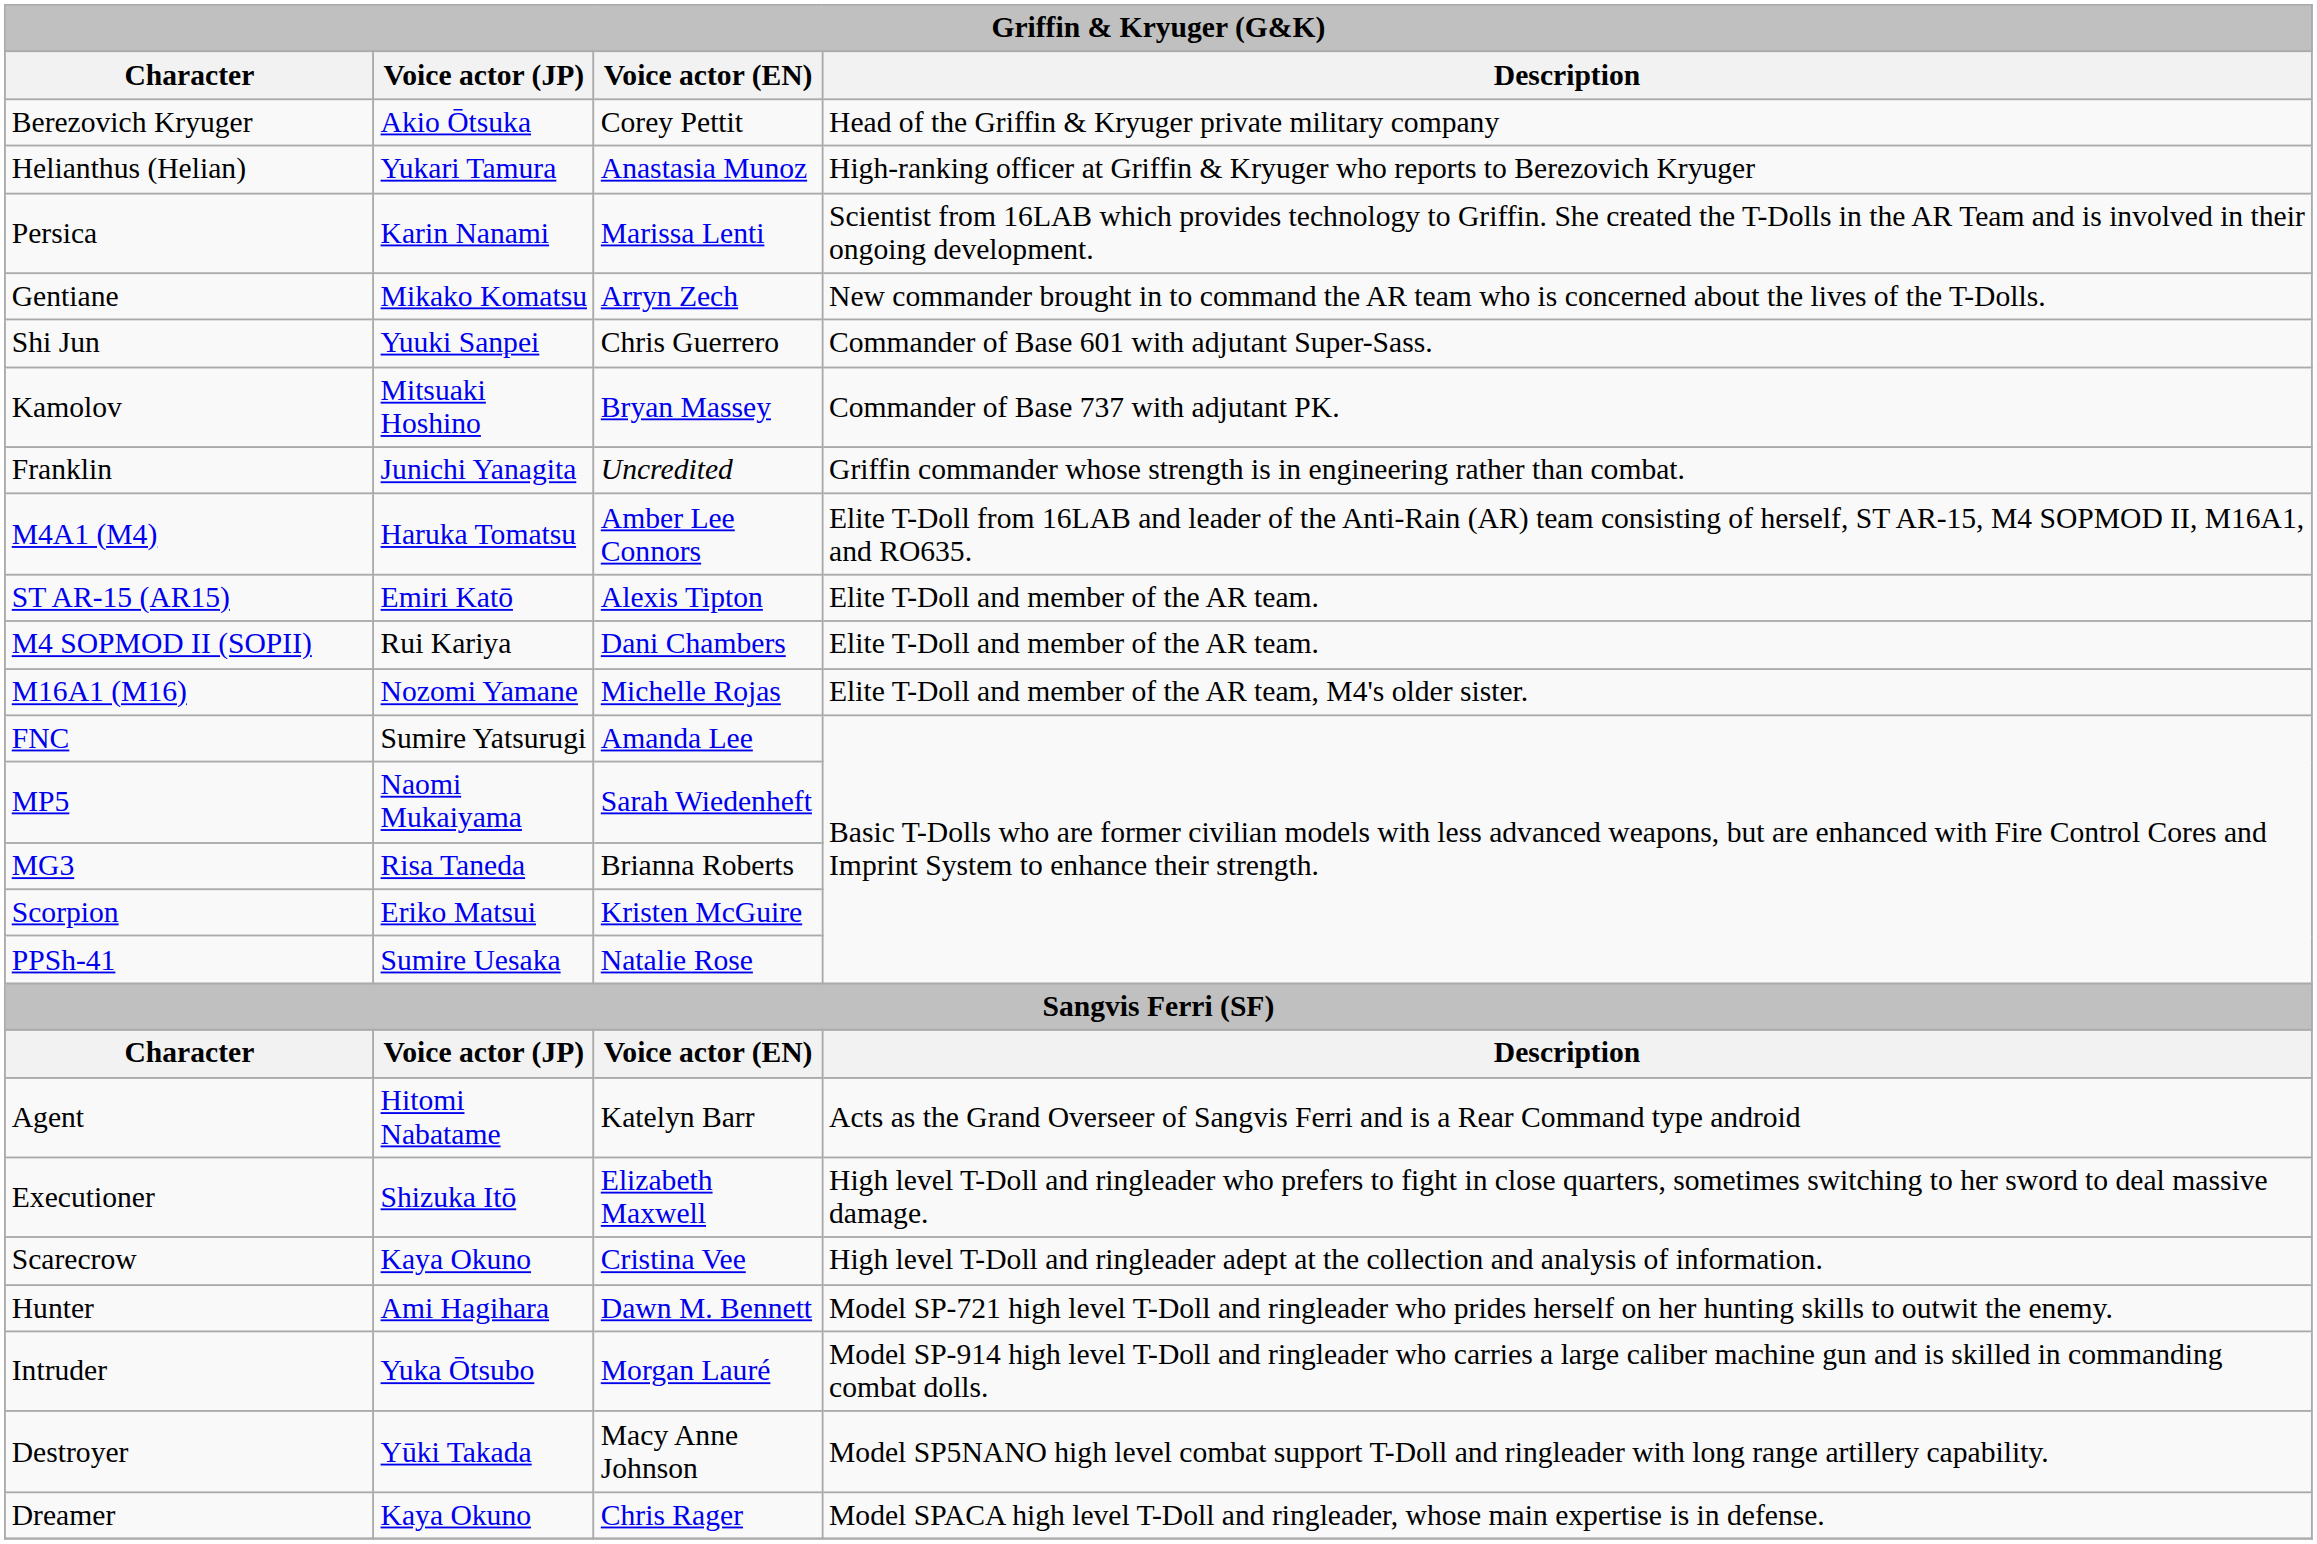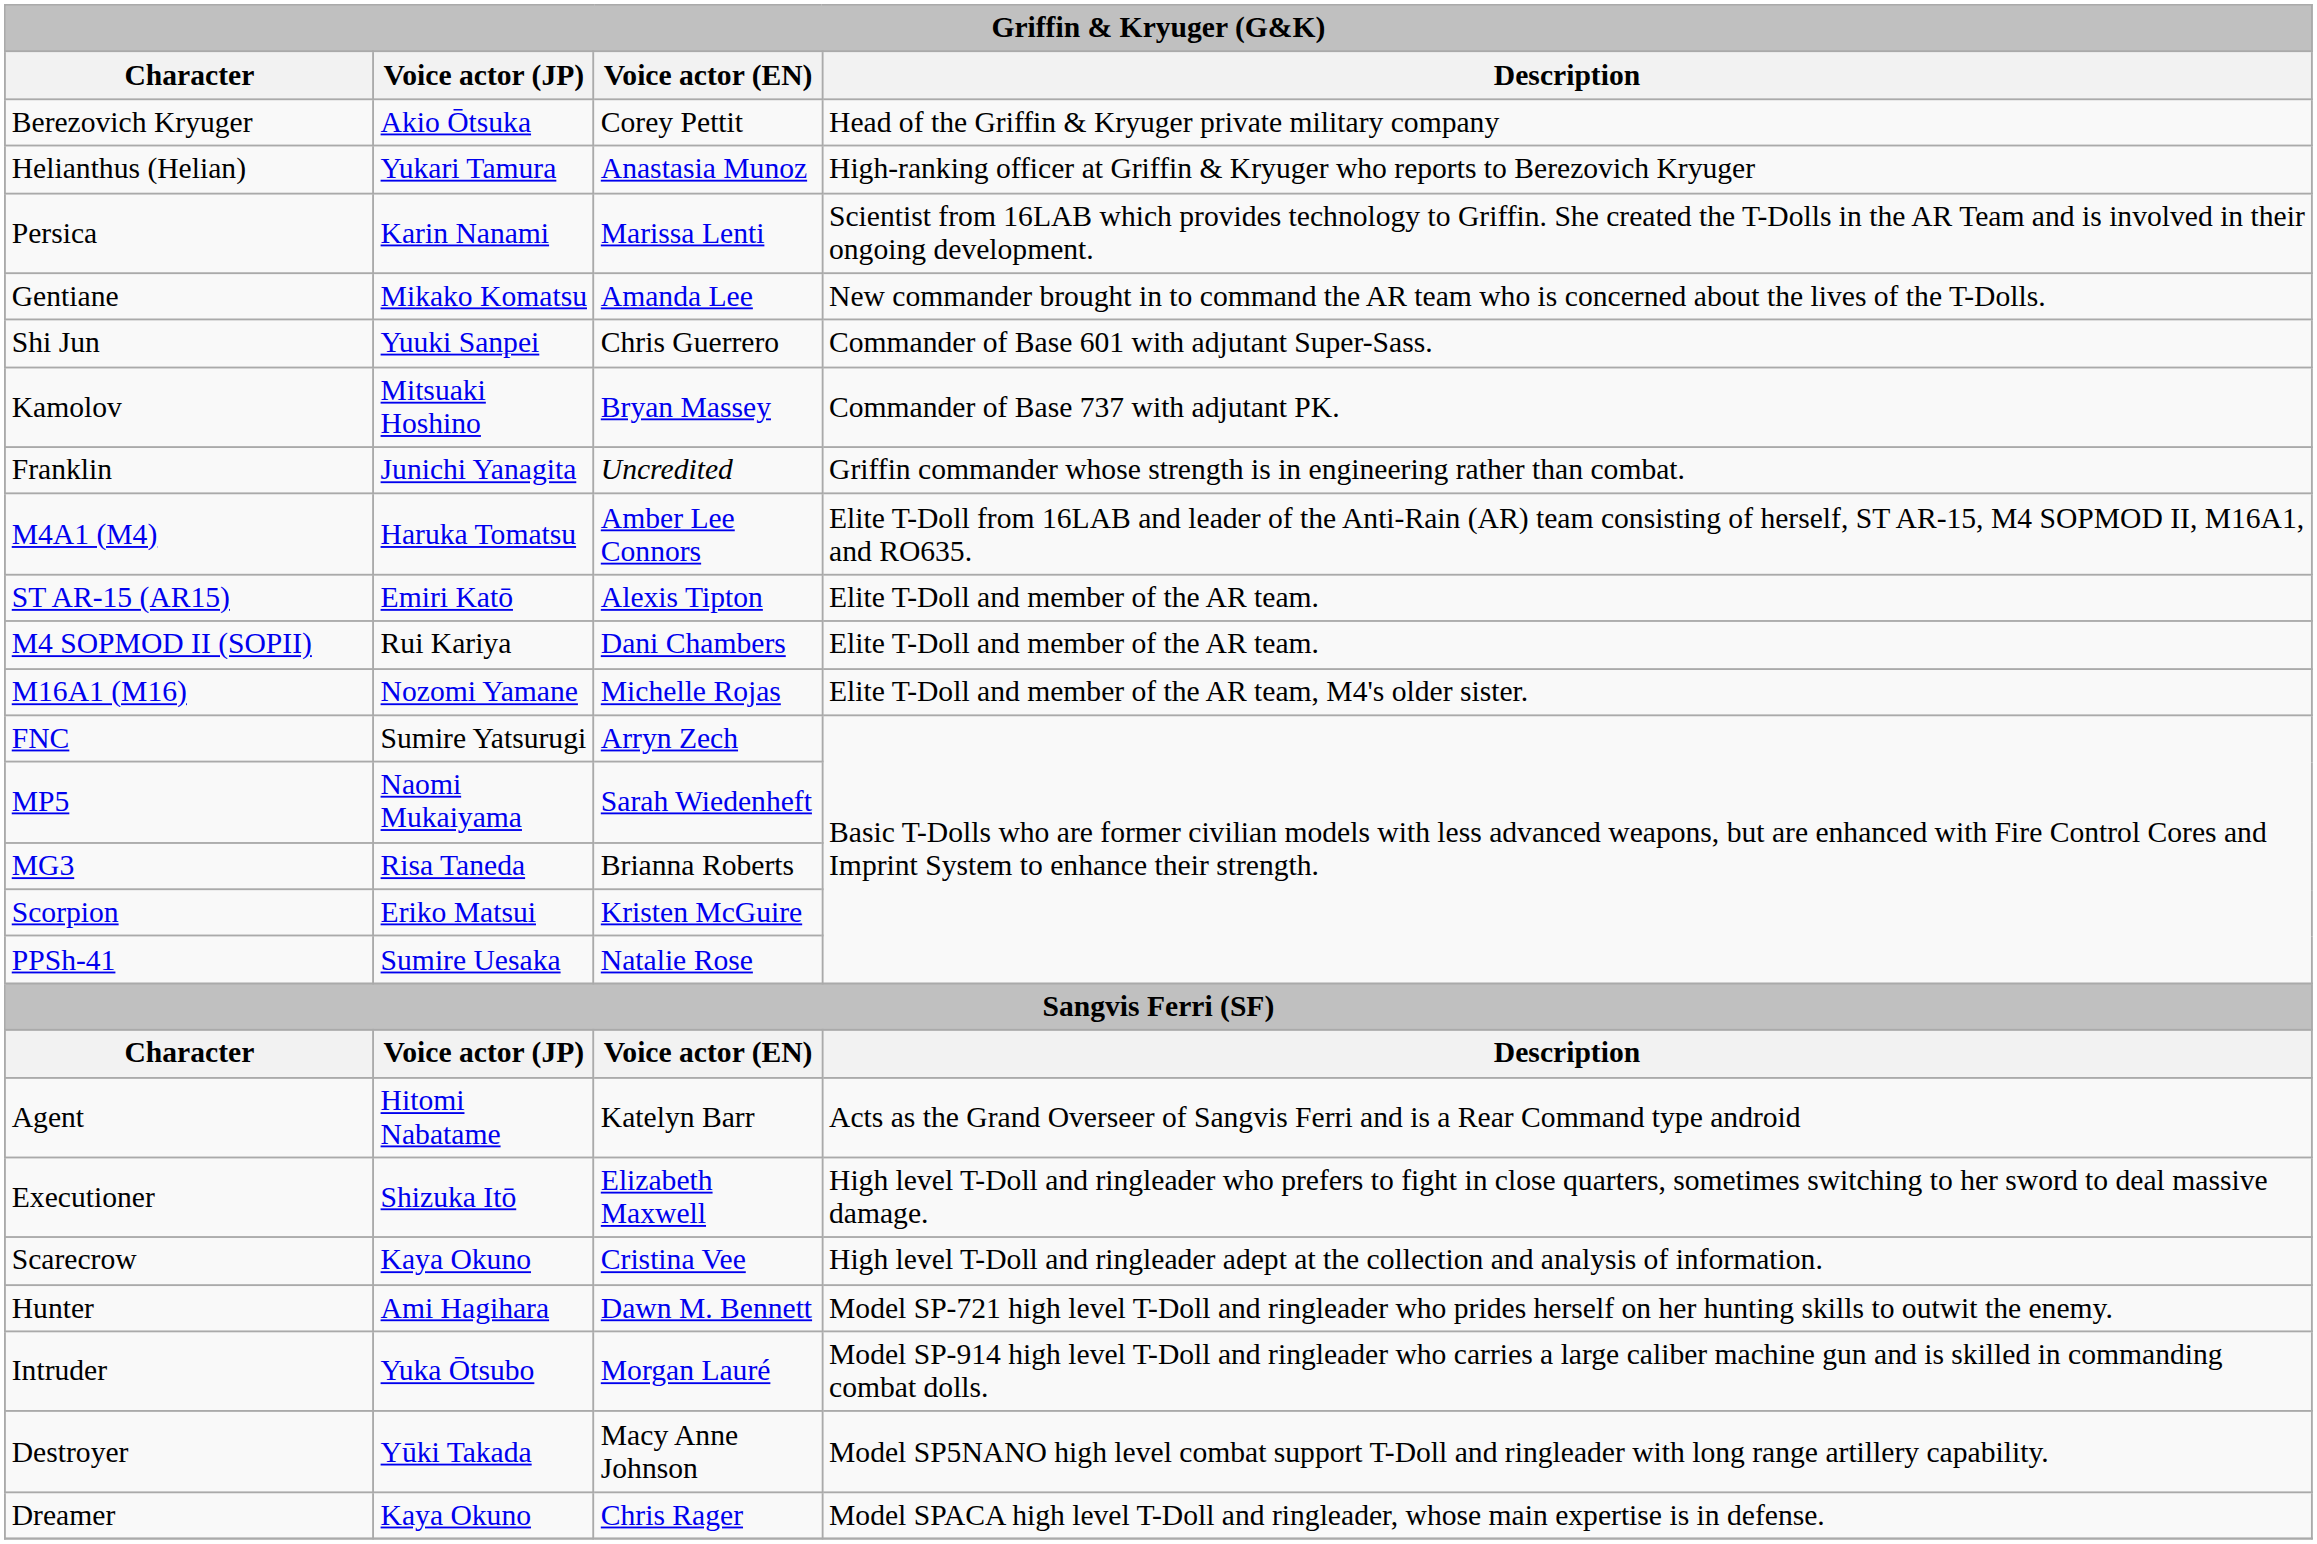(669, 295) Arryn Zech -> (677, 295) Amanda Lee
(677, 738) Amanda Lee -> (669, 738) Arryn Zech
